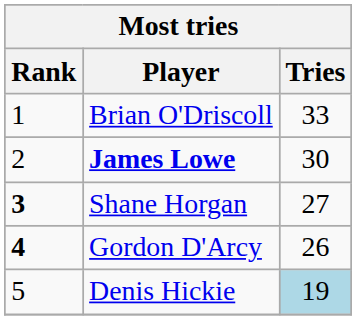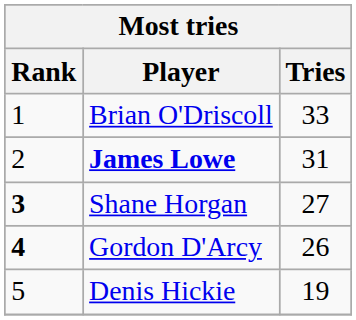(315, 159) 30 -> (315, 159) 31
(315, 291) lightblue background -> (315, 291) no background
